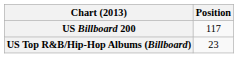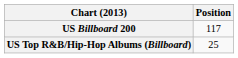(213, 45) 23 -> (213, 45) 25
